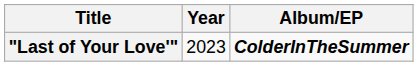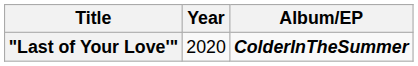(206, 46) 2023 -> (206, 46) 2020
